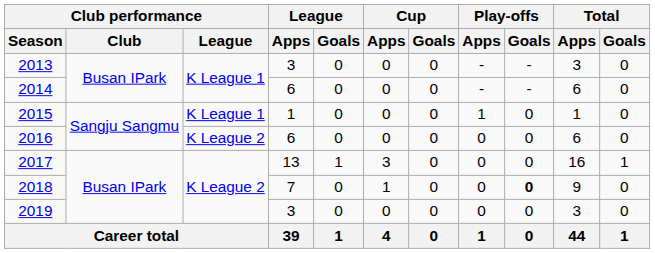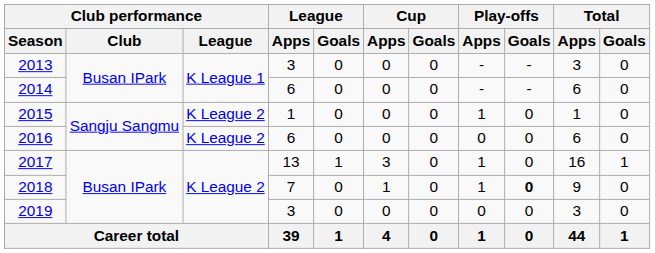(225, 114) K League 1 -> (225, 114) K League 2
(481, 162) 0 -> (481, 162) 1
(481, 187) 0 -> (481, 187) 1
